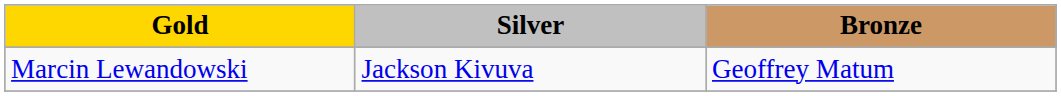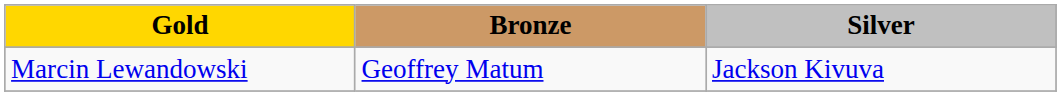columns swapped: (531, 25) <-> (881, 25)
